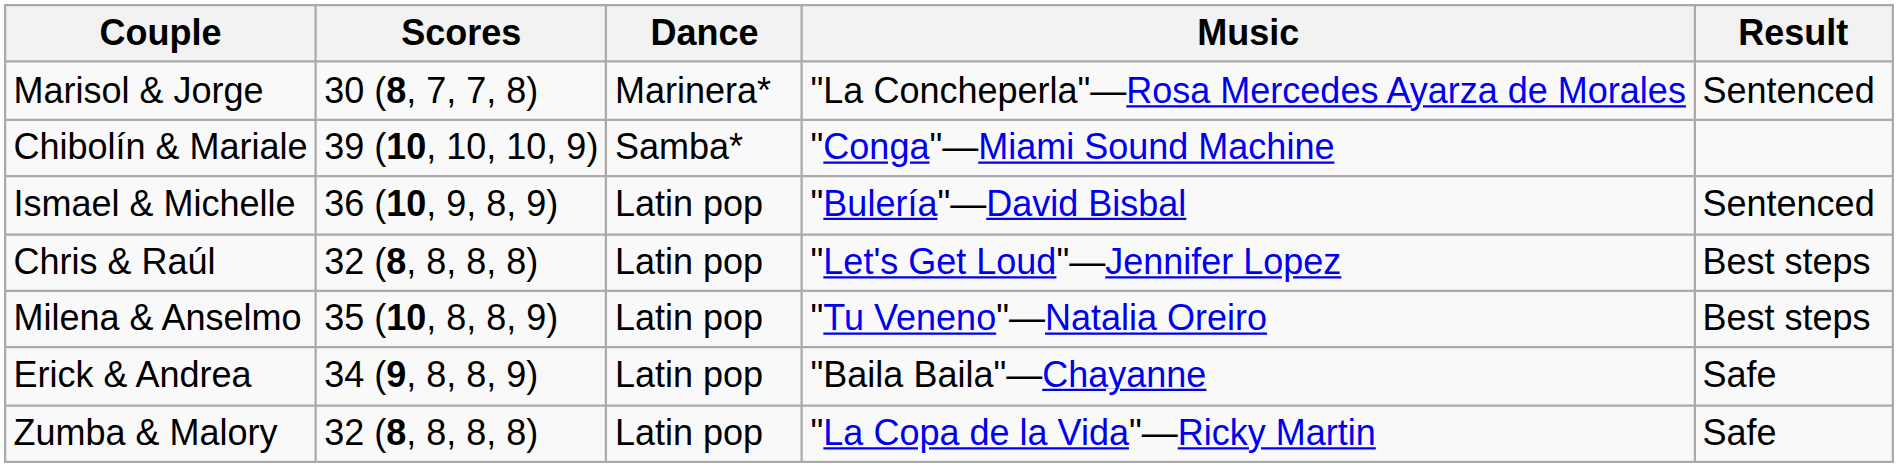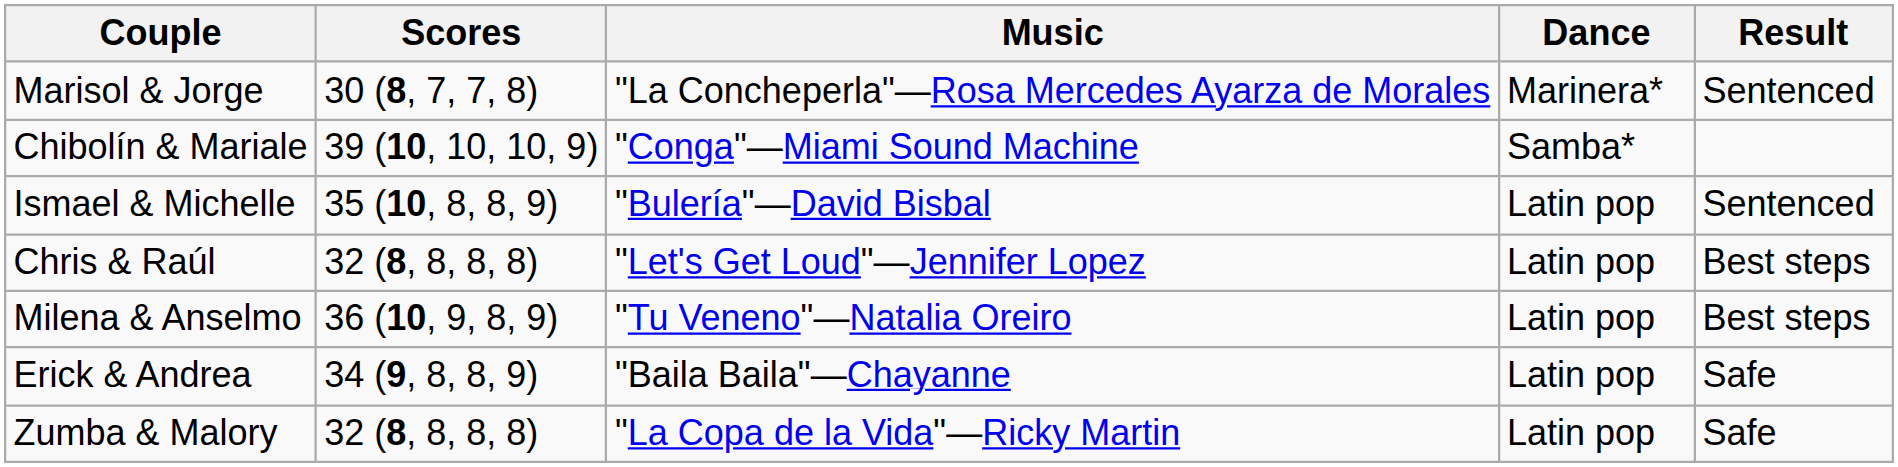columns swapped: (704, 33) <-> (1248, 33)
(441, 204) 36 (10, 9, 8, 9) -> (441, 204) 35 (10, 8, 8, 9)
(441, 318) 35 (10, 8, 8, 9) -> (441, 318) 36 (10, 9, 8, 9)
